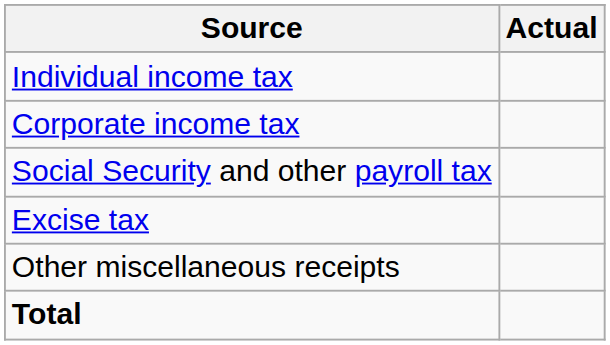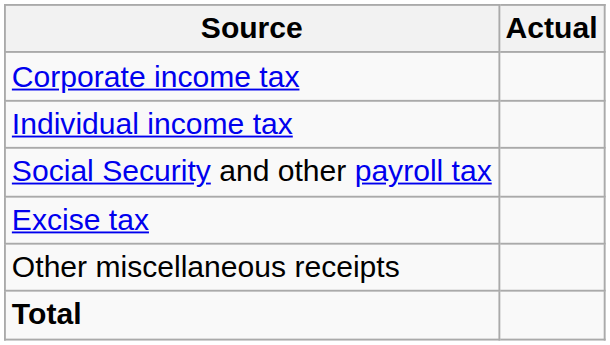rows swapped: (152, 76) <-> (156, 123)
